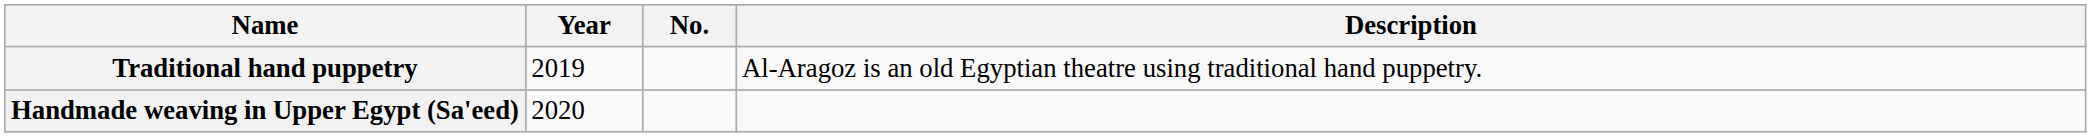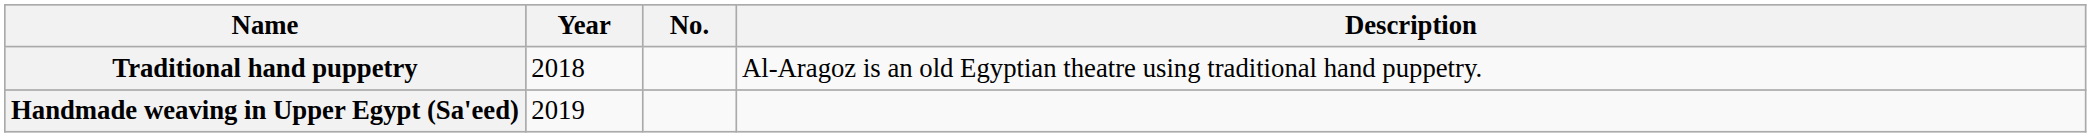(558, 68) 2019 -> (558, 68) 2018
(558, 110) 2020 -> (558, 110) 2019
